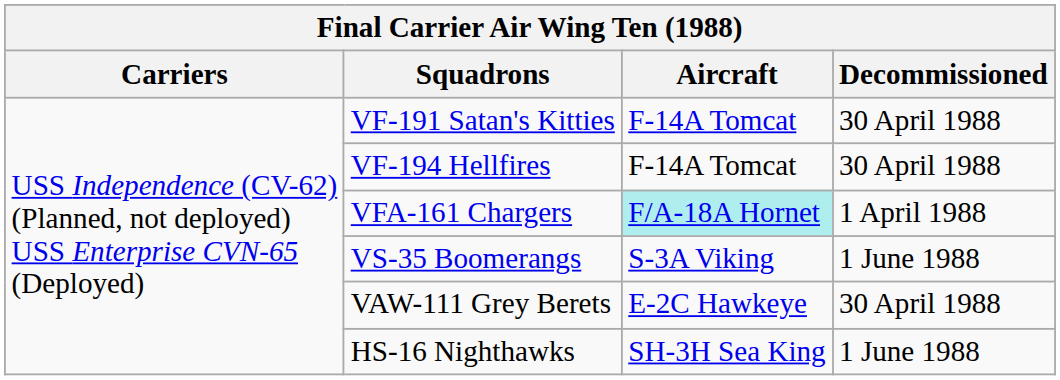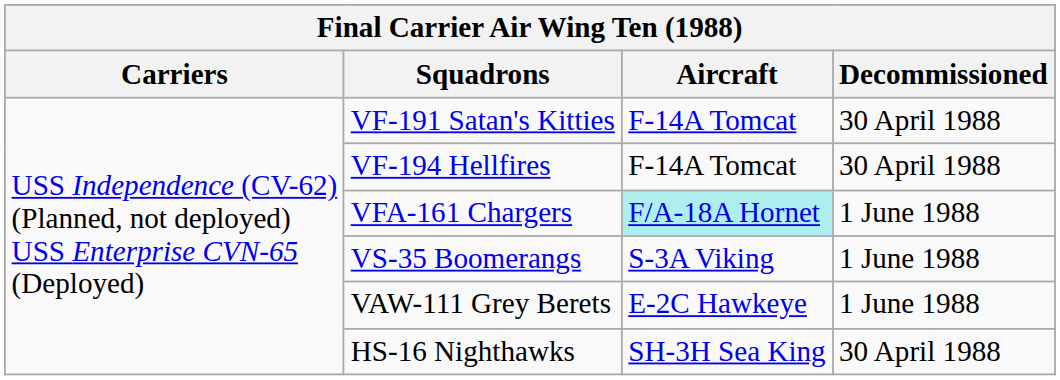(913, 212) 1 April 1988 -> (909, 212) 1 June 1988
(920, 304) 30 April 1988 -> (909, 304) 1 June 1988
(909, 350) 1 June 1988 -> (920, 350) 30 April 1988
